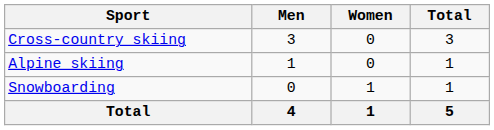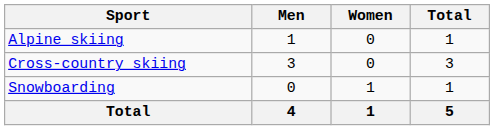rows swapped: (66, 65) <-> (97, 41)
